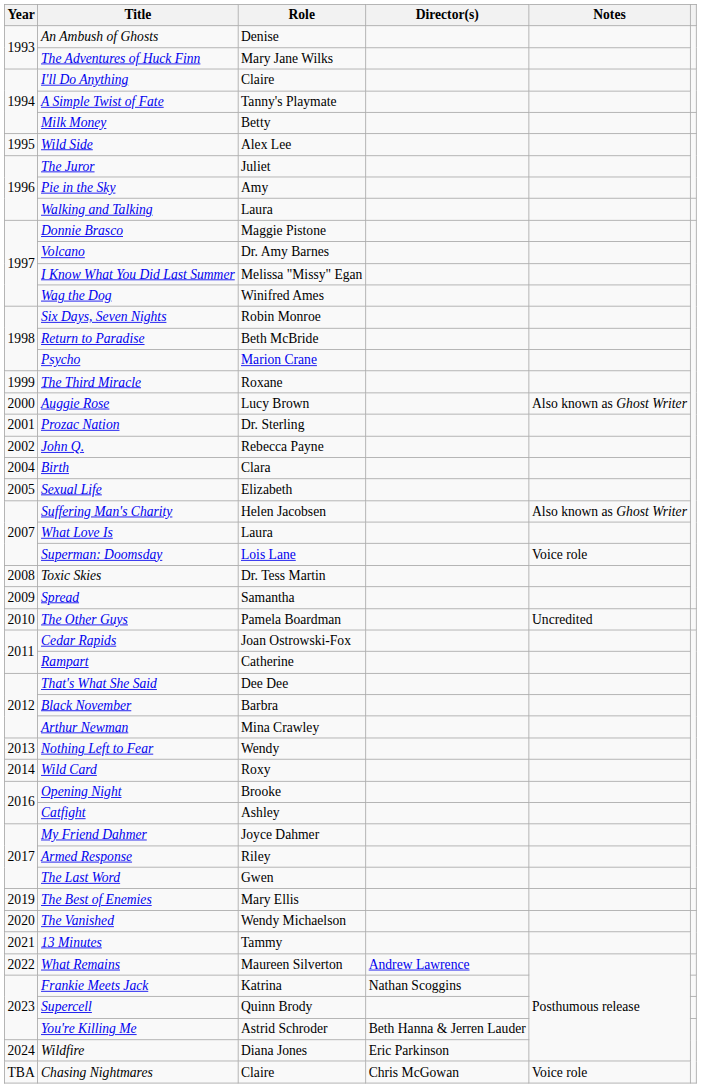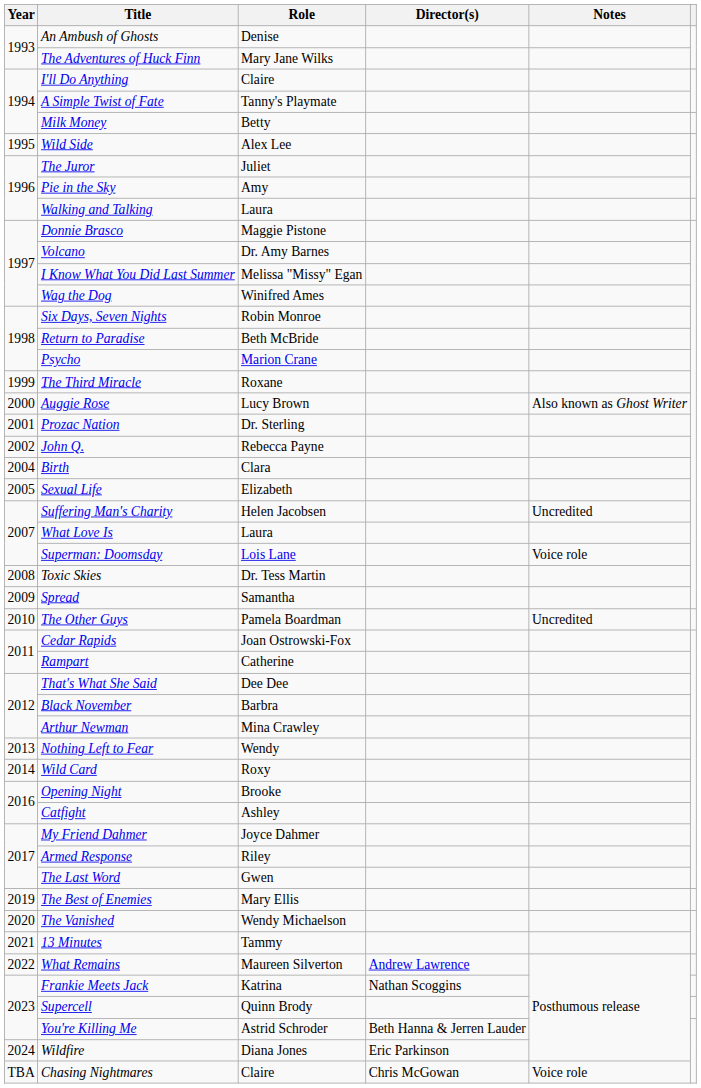(609, 511) Also known as Ghost Writer -> (562, 511) Uncredited
